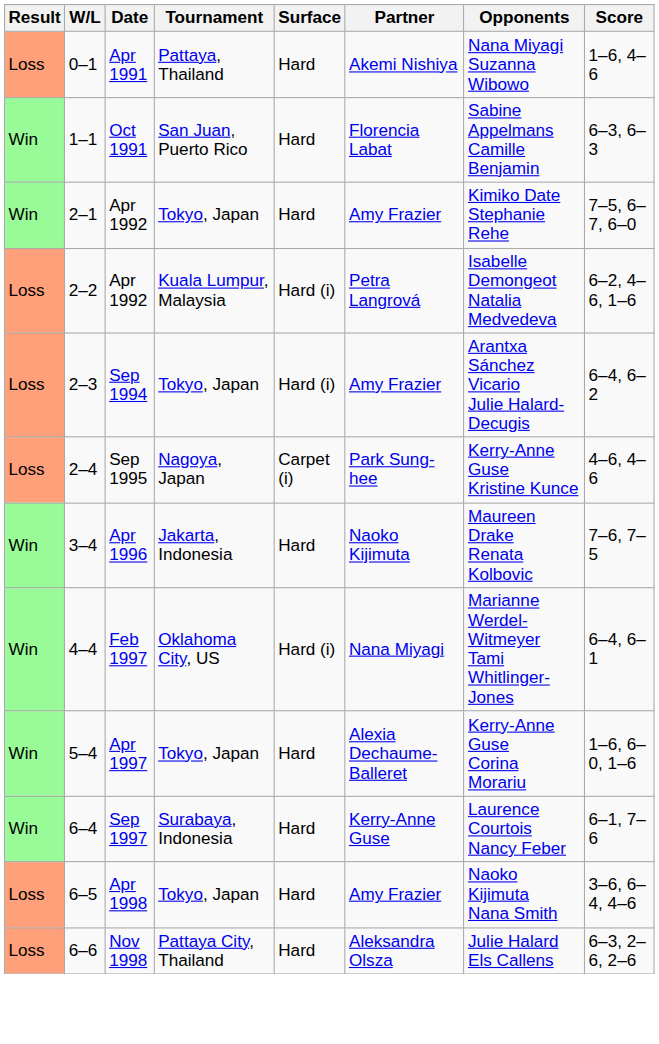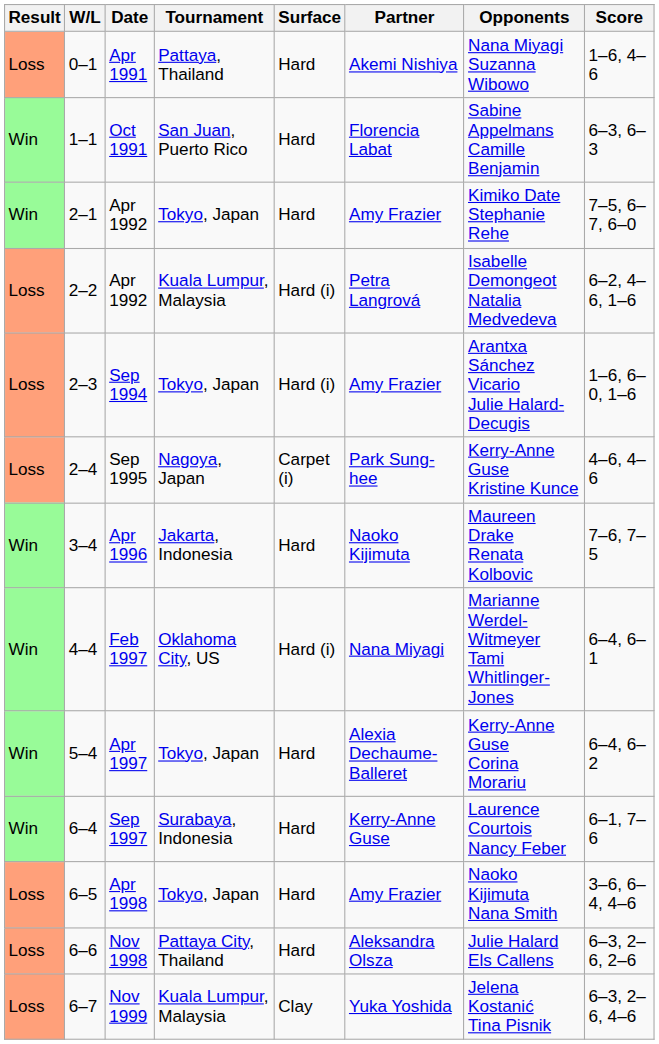(617, 384) 6–4, 6–2 -> (617, 384) 1–6, 6–0, 1–6
(617, 753) 1–6, 6–0, 1–6 -> (617, 753) 6–4, 6–2
+ row: (83, 1006)
